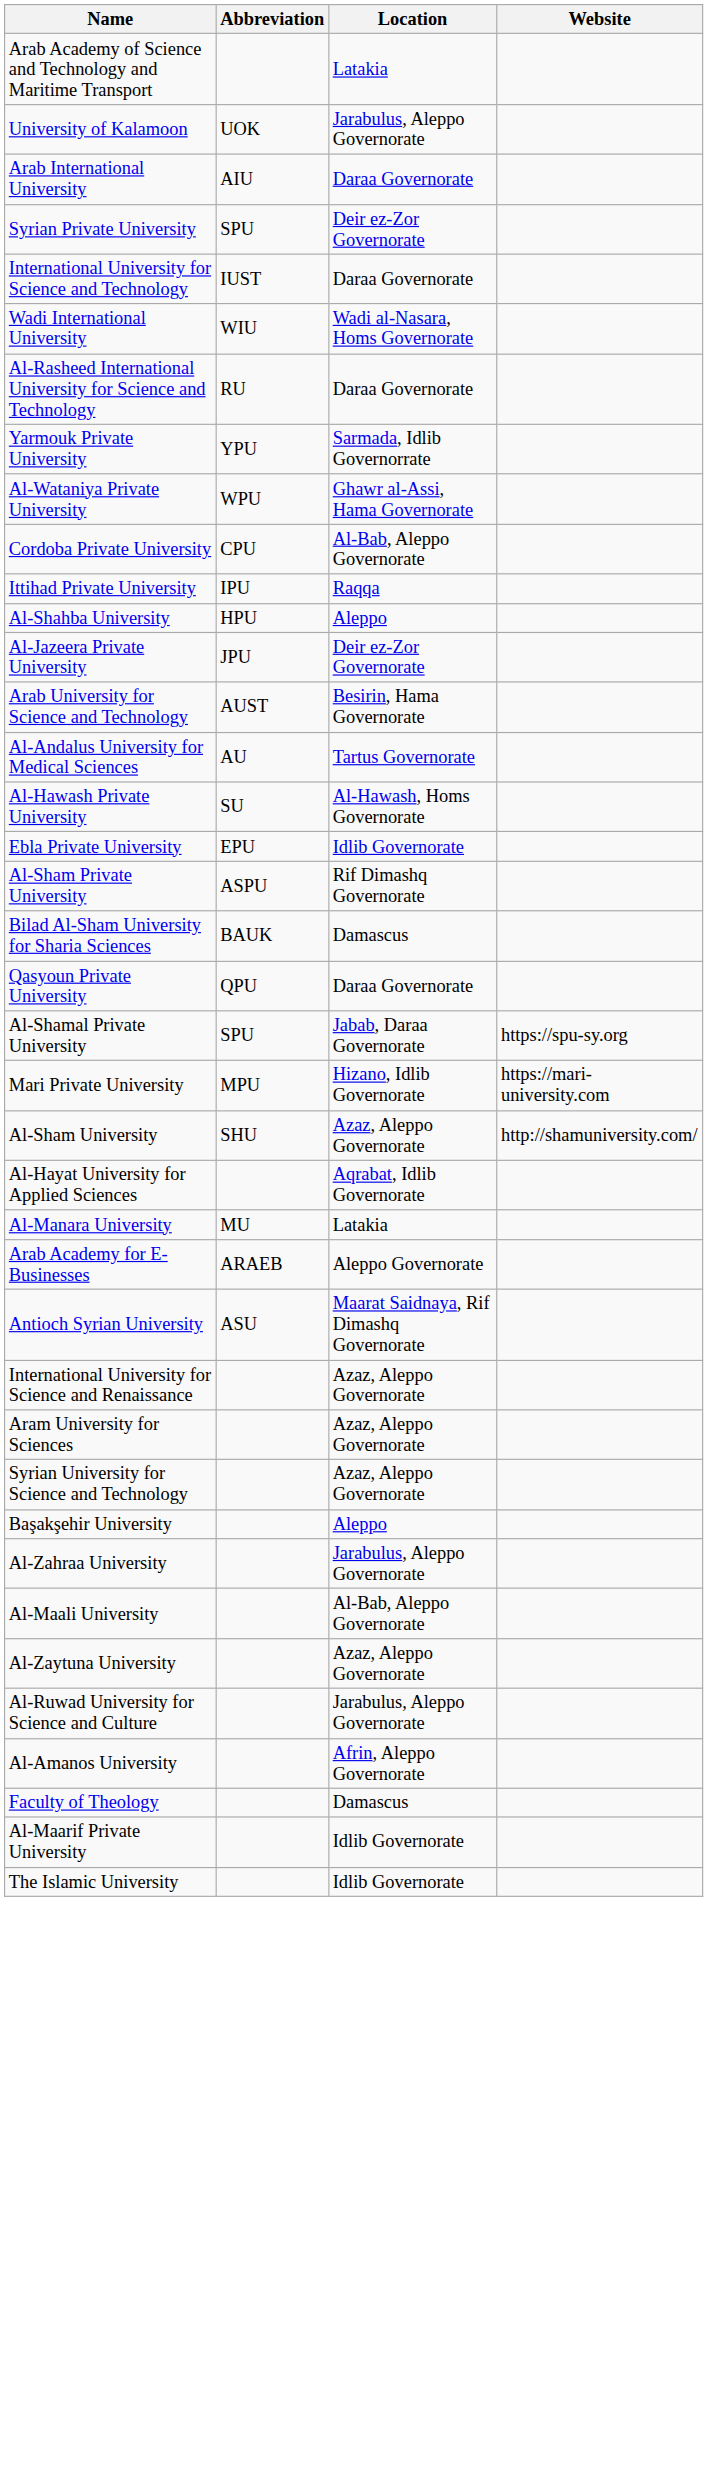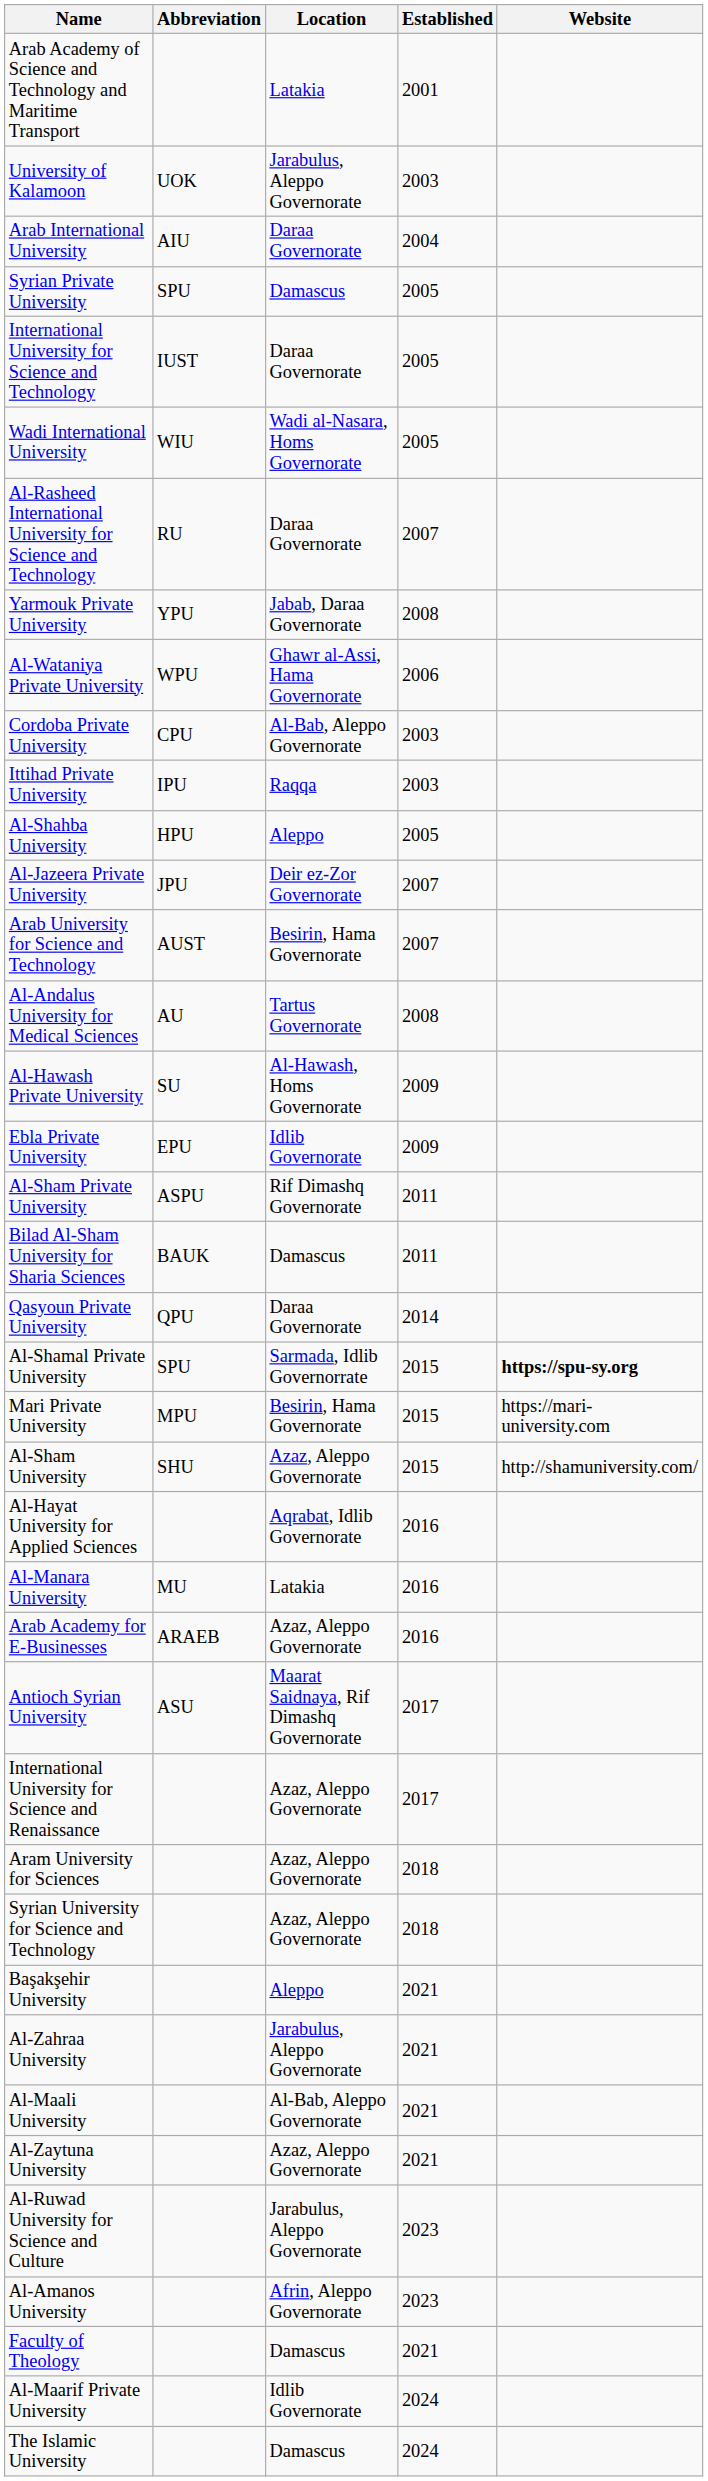+ column: (447, 19)
(379, 228) Deir ez-Zor Governorate -> (307, 291) Damascus
(387, 449) Sarmada, Idlib Governorrate -> (317, 614) Jabab, Daraa Governorate
(380, 1035) Jabab, Daraa Governorate -> (324, 1366) Sarmada, Idlib Governorrate
(564, 1035) normal -> (570, 1366) bold
(381, 1085) Hizano, Idlib Governorate -> (323, 1416) Besirin, Hama Governorate
(408, 1264) Aleppo Governorate -> (320, 1636) Azaz, Aleppo Governorate
(398, 1881) Idlib Governorate -> (307, 2450) Damascus
